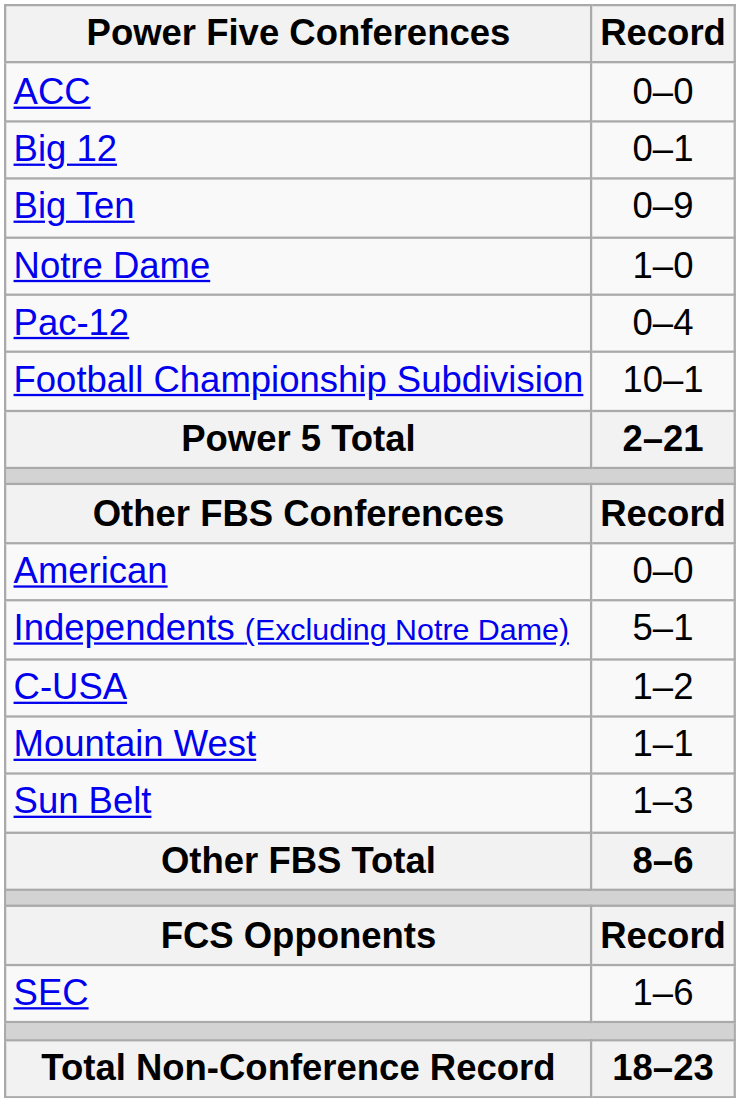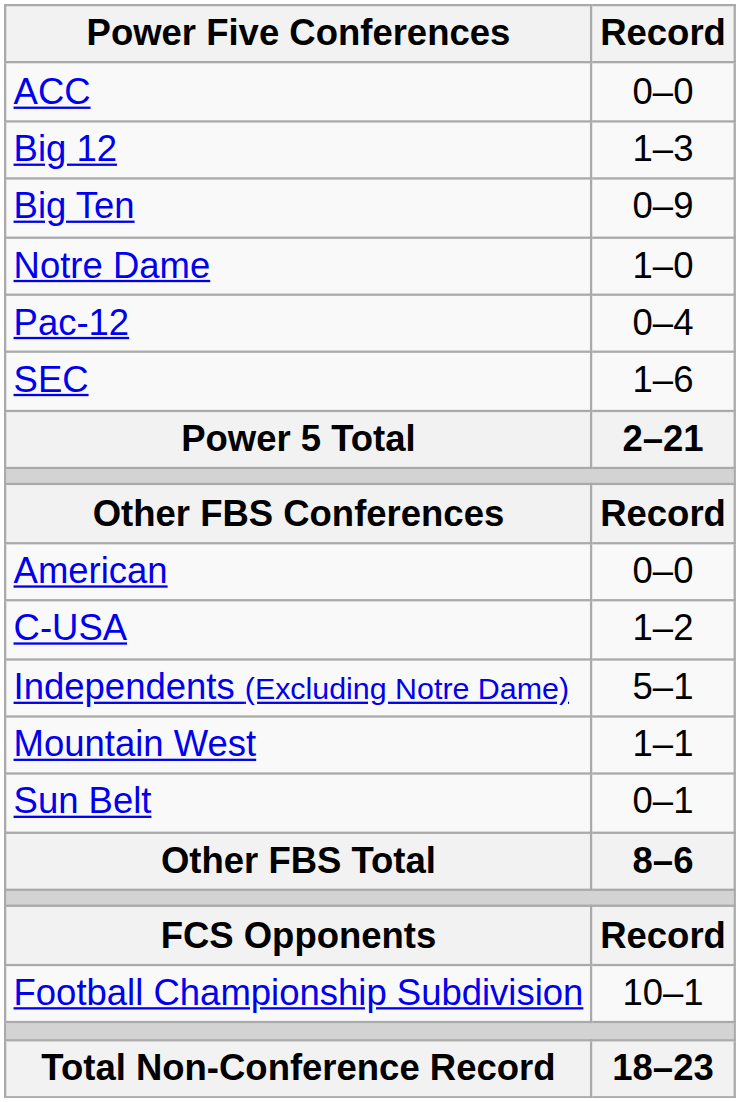(663, 149) 0–1 -> (663, 149) 1–3
rows swapped: (51, 992) <-> (298, 380)
rows swapped: (70, 686) <-> (291, 628)
(663, 802) 1–3 -> (663, 802) 0–1
